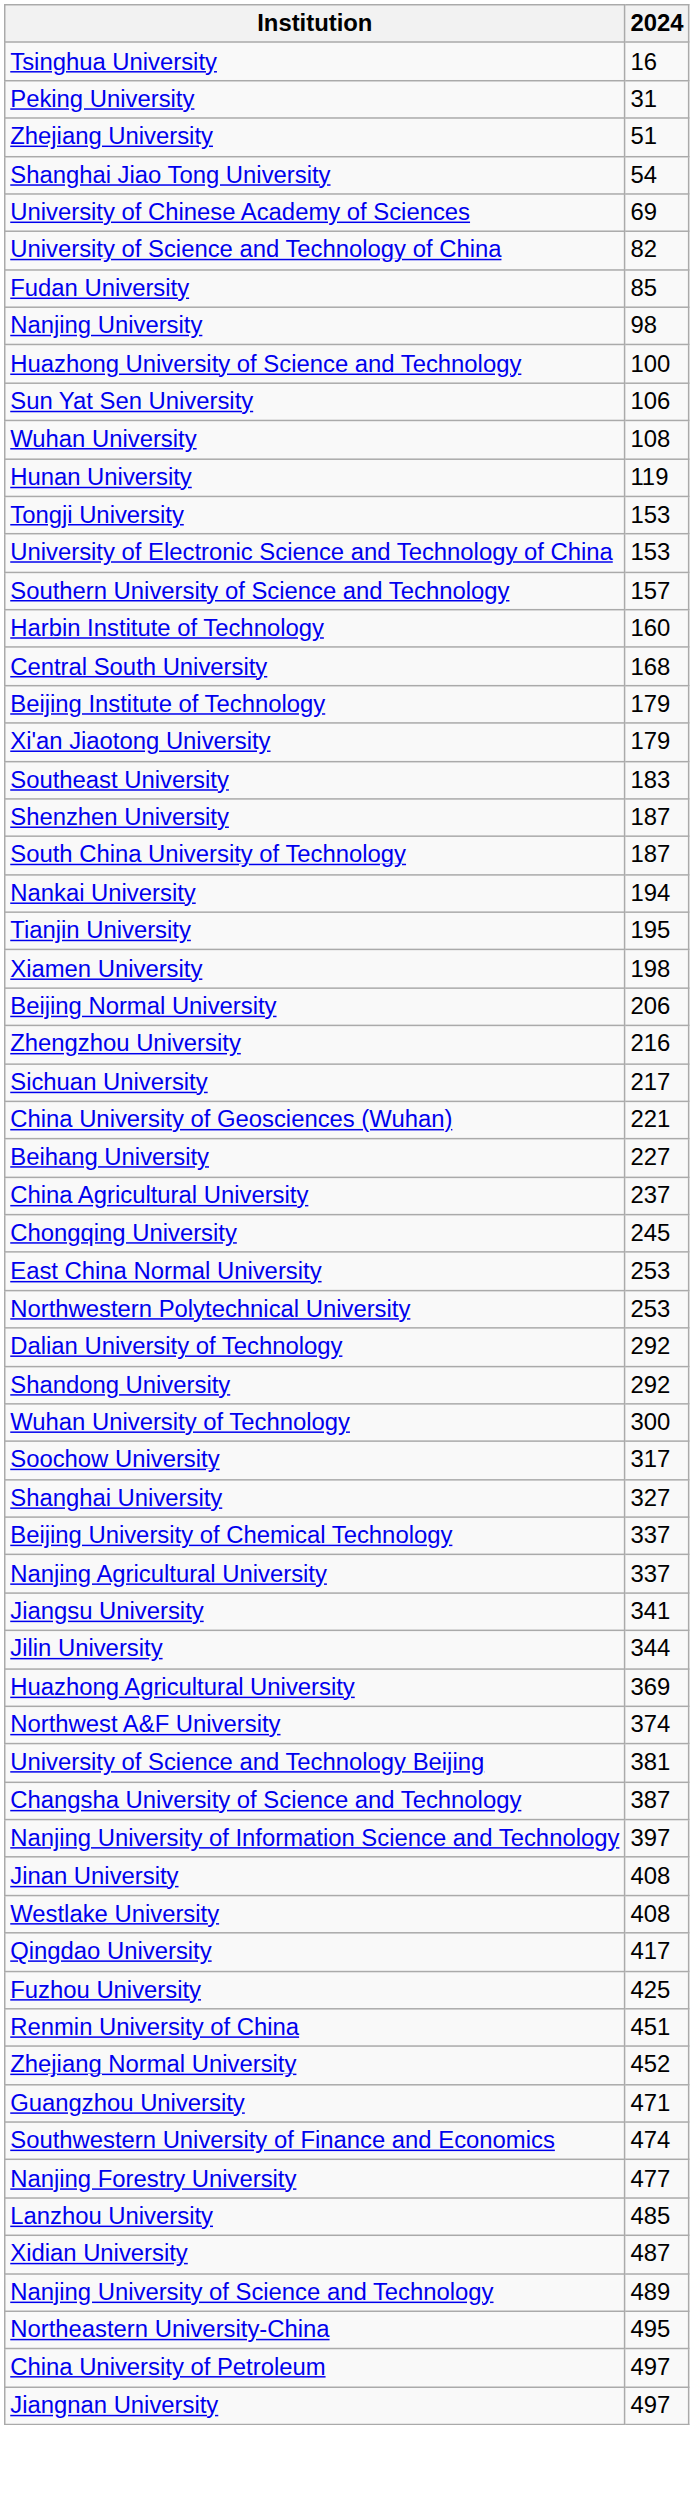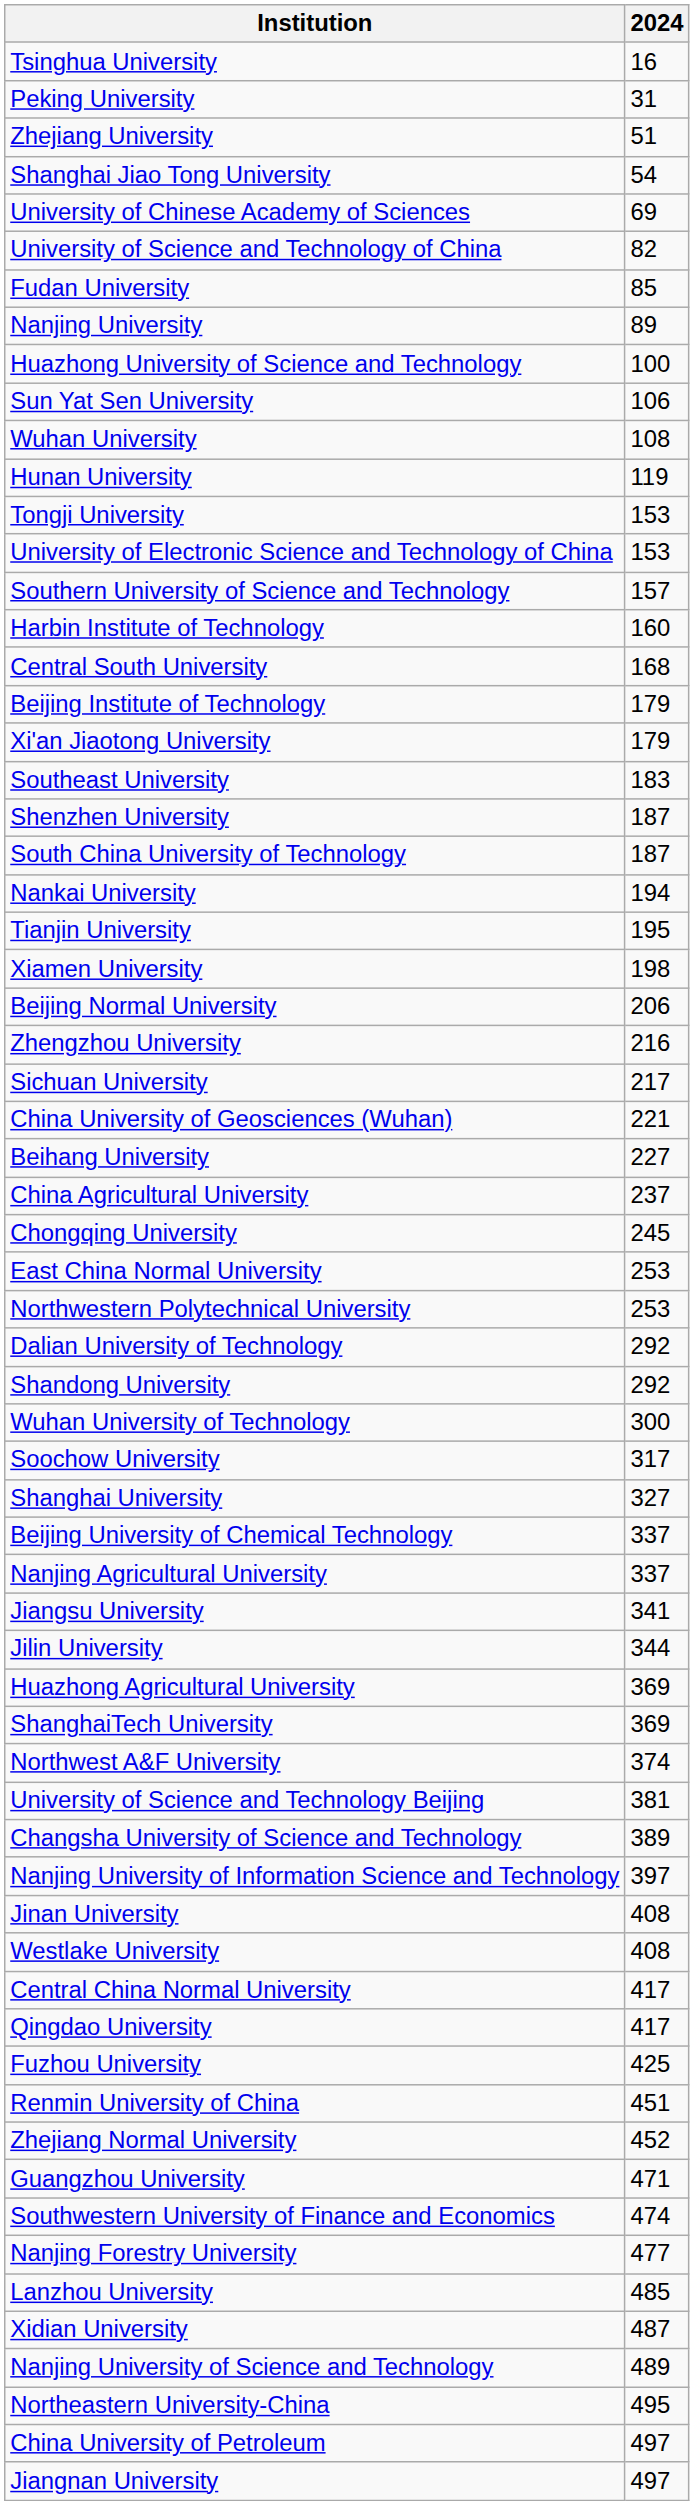(644, 325) 98 -> (644, 325) 89
+ row: (141, 1724)
(650, 1800) 387 -> (650, 1838) 389
+ row: (180, 1989)
